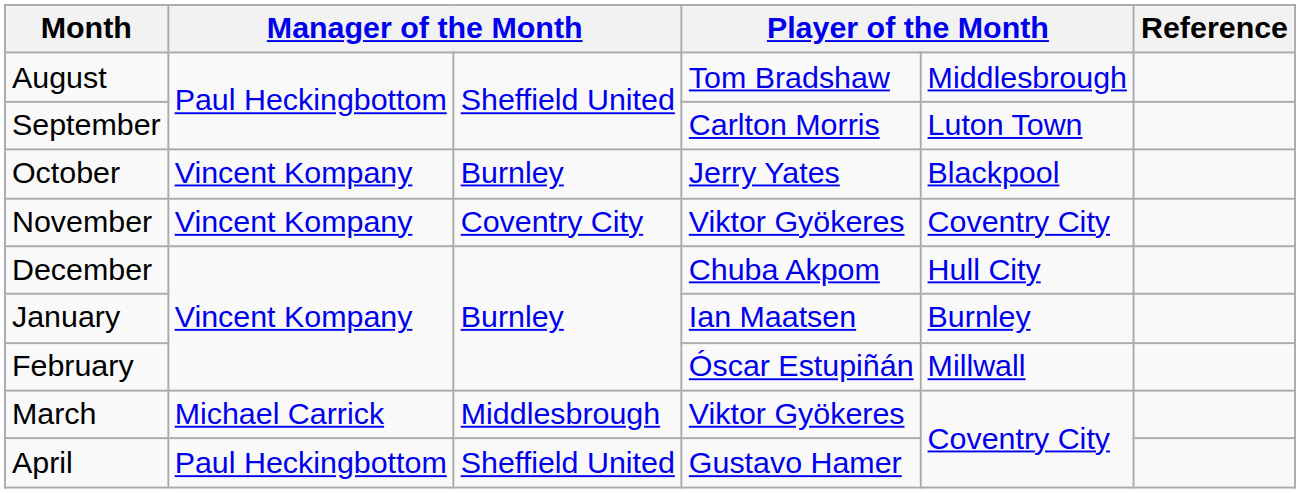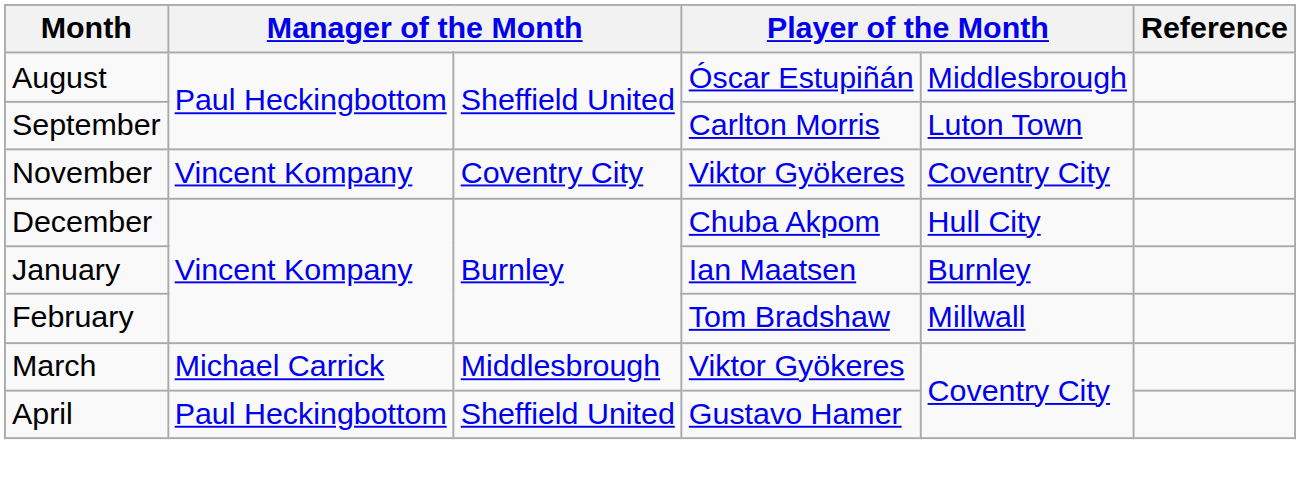(789, 76) Tom Bradshaw -> (801, 76) Óscar Estupiñán
- row: (66, 173)
(801, 366) Óscar Estupiñán -> (789, 317) Tom Bradshaw
